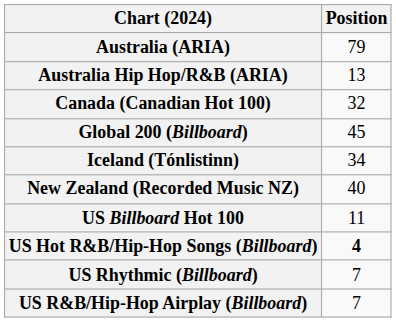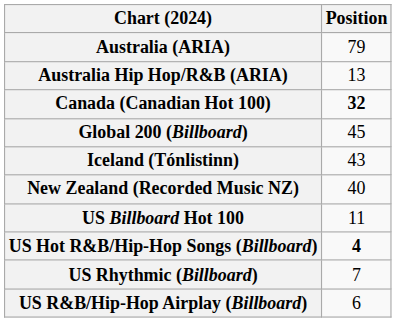(357, 103) normal -> (357, 103) bold
(357, 160) 34 -> (357, 160) 43
(357, 302) 7 -> (357, 302) 6
